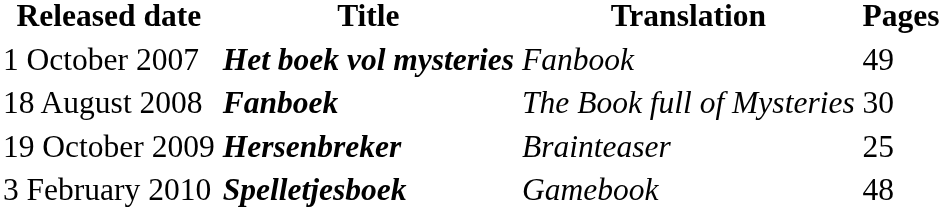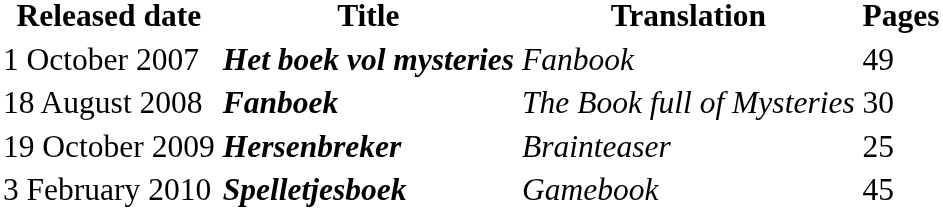(878, 189) 48 -> (878, 189) 45
